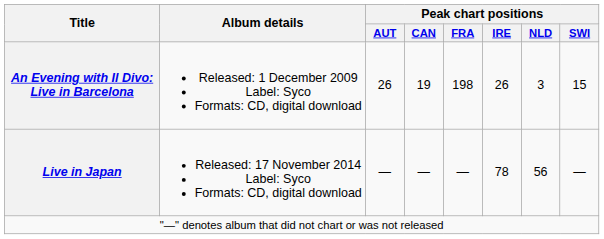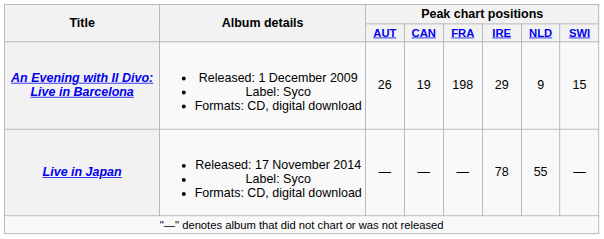(502, 85) 26 -> (502, 85) 29
(541, 85) 3 -> (541, 85) 9
(541, 172) 56 -> (541, 172) 55
